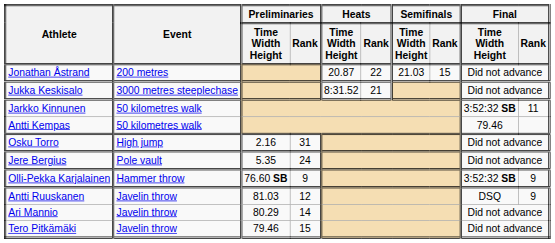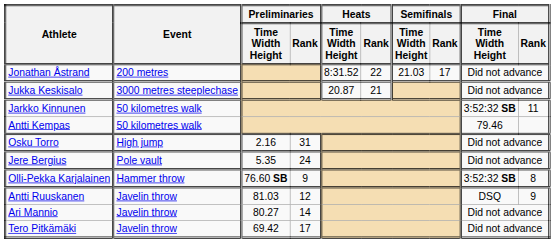(341, 73) 20.87 -> (341, 73) 8:31.52
(445, 73) 15 -> (445, 73) 17
(341, 91) 8:31.52 -> (341, 91) 20.87
(533, 179) 9 -> (533, 179) 8
(266, 213) 80.29 -> (266, 213) 80.27
(266, 229) 79.46 -> (266, 229) 69.42
(305, 229) 15 -> (305, 229) 17
